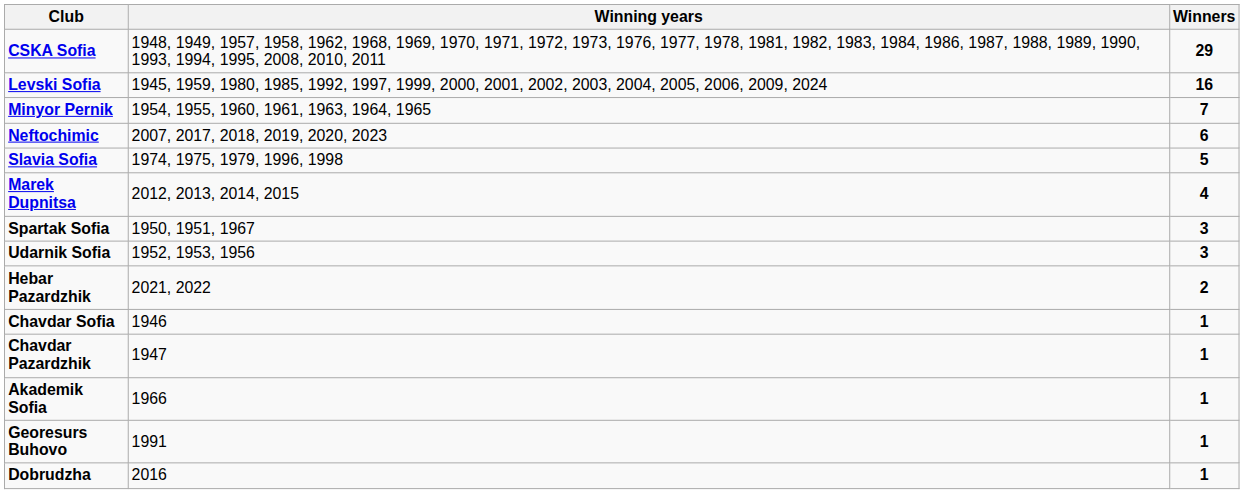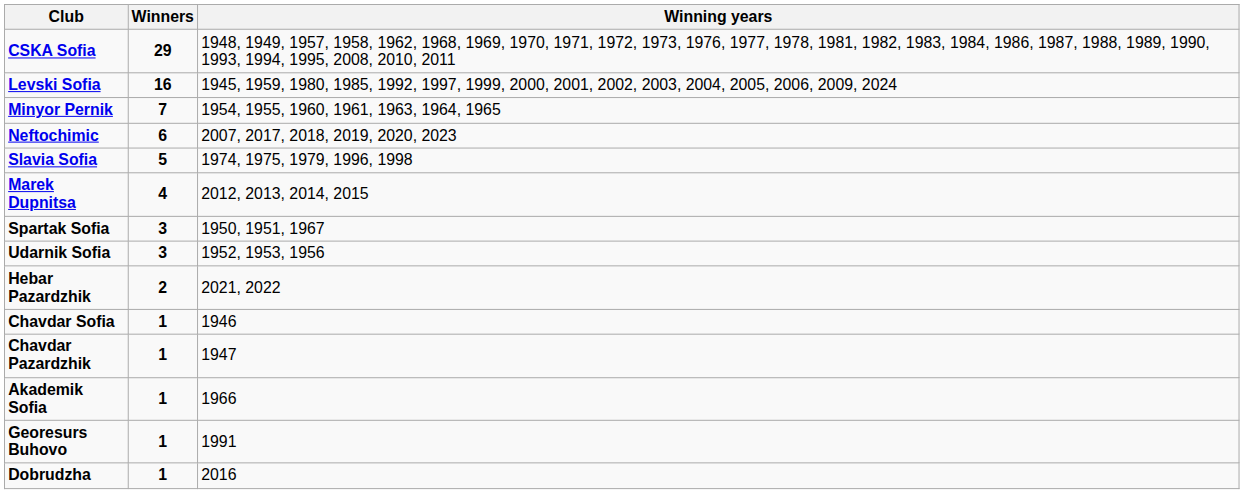columns swapped: (1204, 17) <-> (649, 17)
